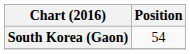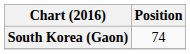(158, 37) 54 -> (158, 37) 74
